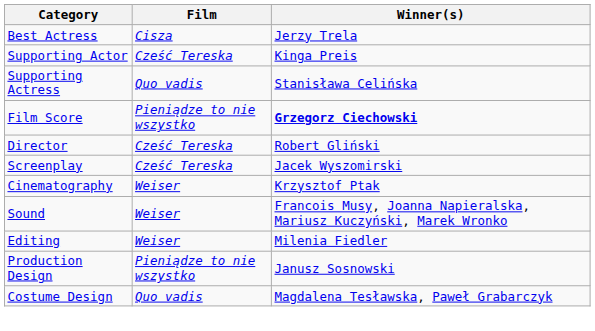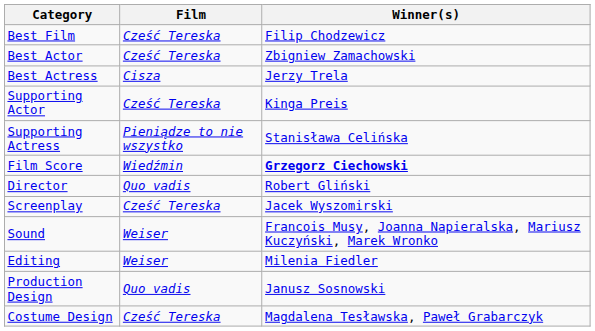+ row: (41, 35)
+ row: (45, 55)
(169, 83) Quo vadis -> (183, 138) Pieniądze to nie wszystko
(195, 118) Pieniądze to nie wszystko -> (153, 165) Wiedźmin
(184, 145) Cześć Tereska -> (157, 186) Quo vadis
- row: (60, 186)
(195, 268) Pieniądze to nie wszystko -> (157, 289) Quo vadis
(169, 296) Quo vadis -> (172, 316) Cześć Tereska
